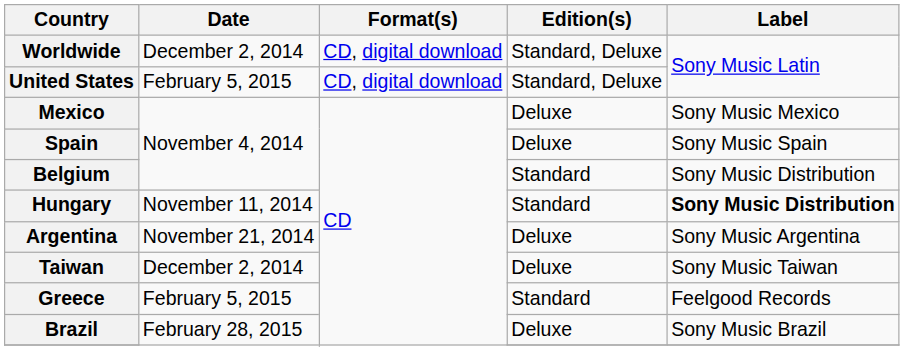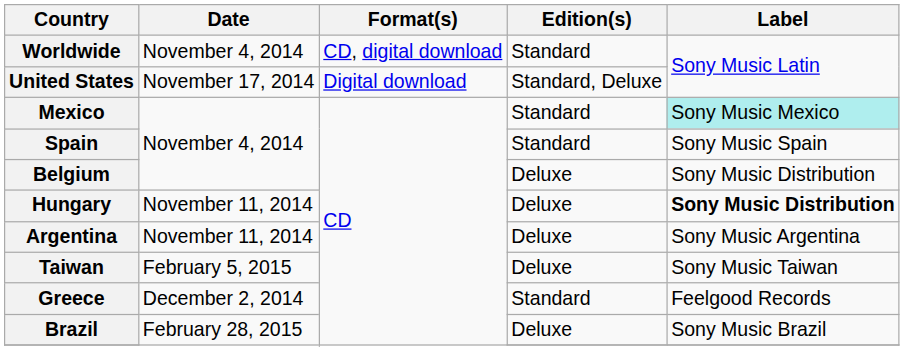(223, 50) December 2, 2014 -> (223, 50) November 4, 2014
(587, 50) Standard, Deluxe -> (551, 50) Standard
(217, 81) February 5, 2015 -> (229, 81) November 17, 2014
(413, 81) CD, digital download -> (395, 81) Digital download
(542, 112) Deluxe -> (551, 112) Standard
(755, 112) no background -> (755, 112) paleturquoise background
(542, 143) Deluxe -> (551, 143) Standard
(551, 174) Standard -> (542, 174) Deluxe
(551, 205) Standard -> (542, 205) Deluxe
(229, 236) November 21, 2014 -> (228, 236) November 11, 2014
(223, 267) December 2, 2014 -> (217, 267) February 5, 2015
(217, 298) February 5, 2015 -> (223, 298) December 2, 2014
